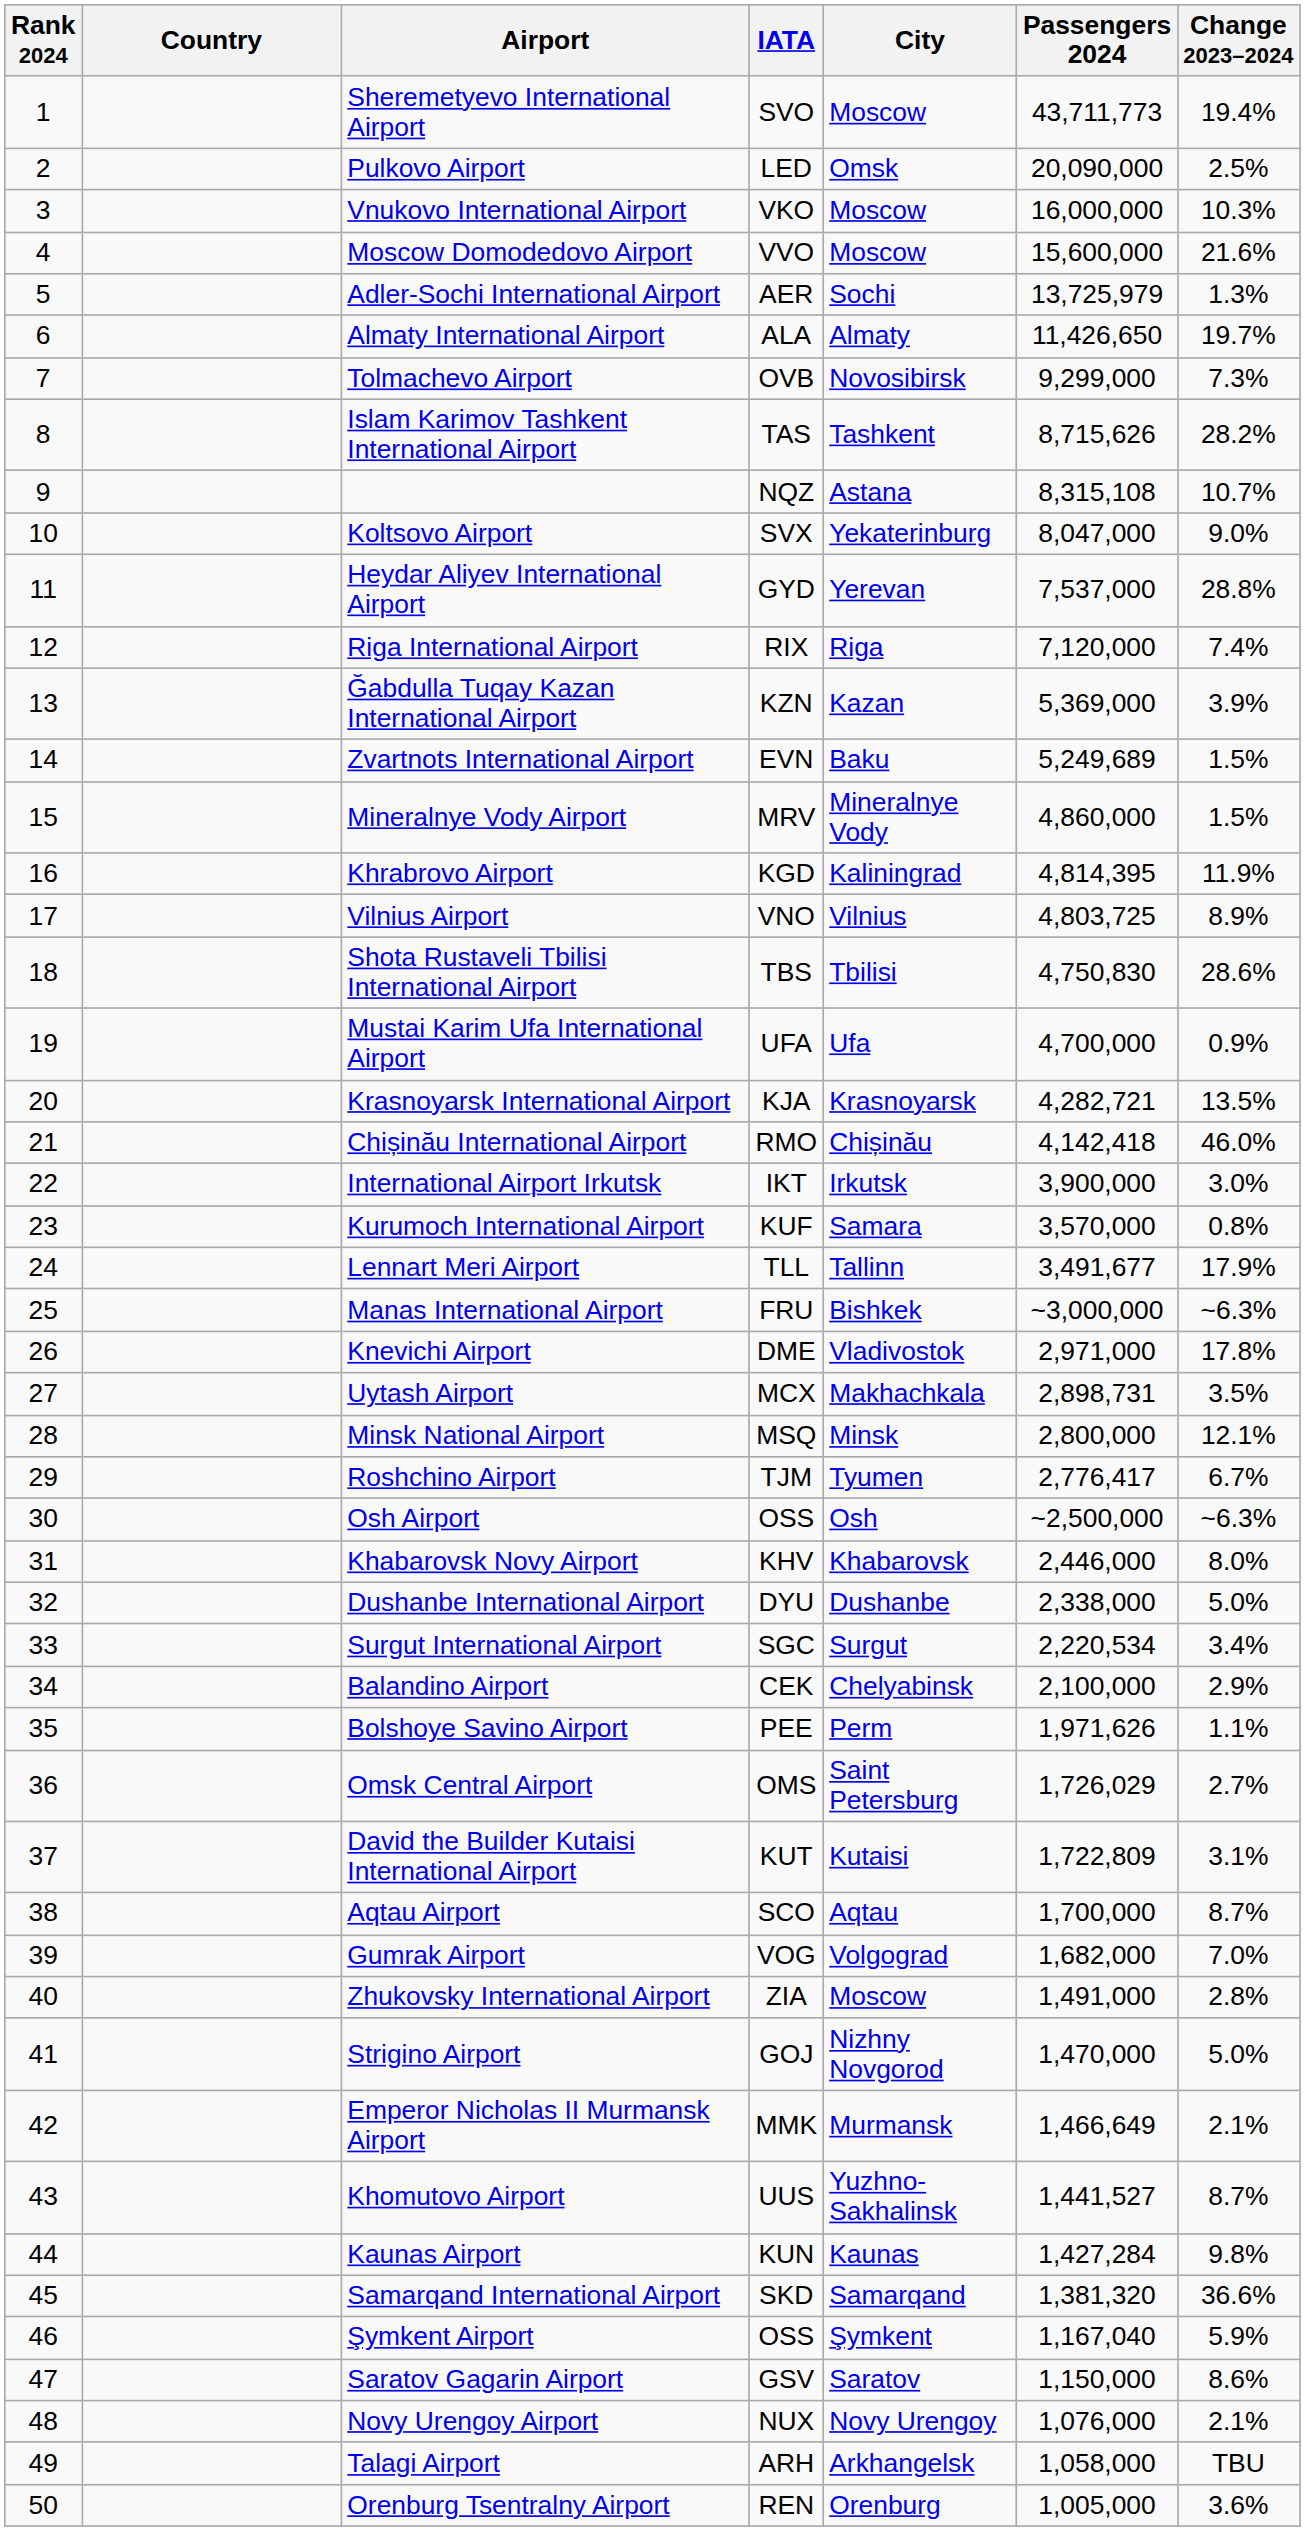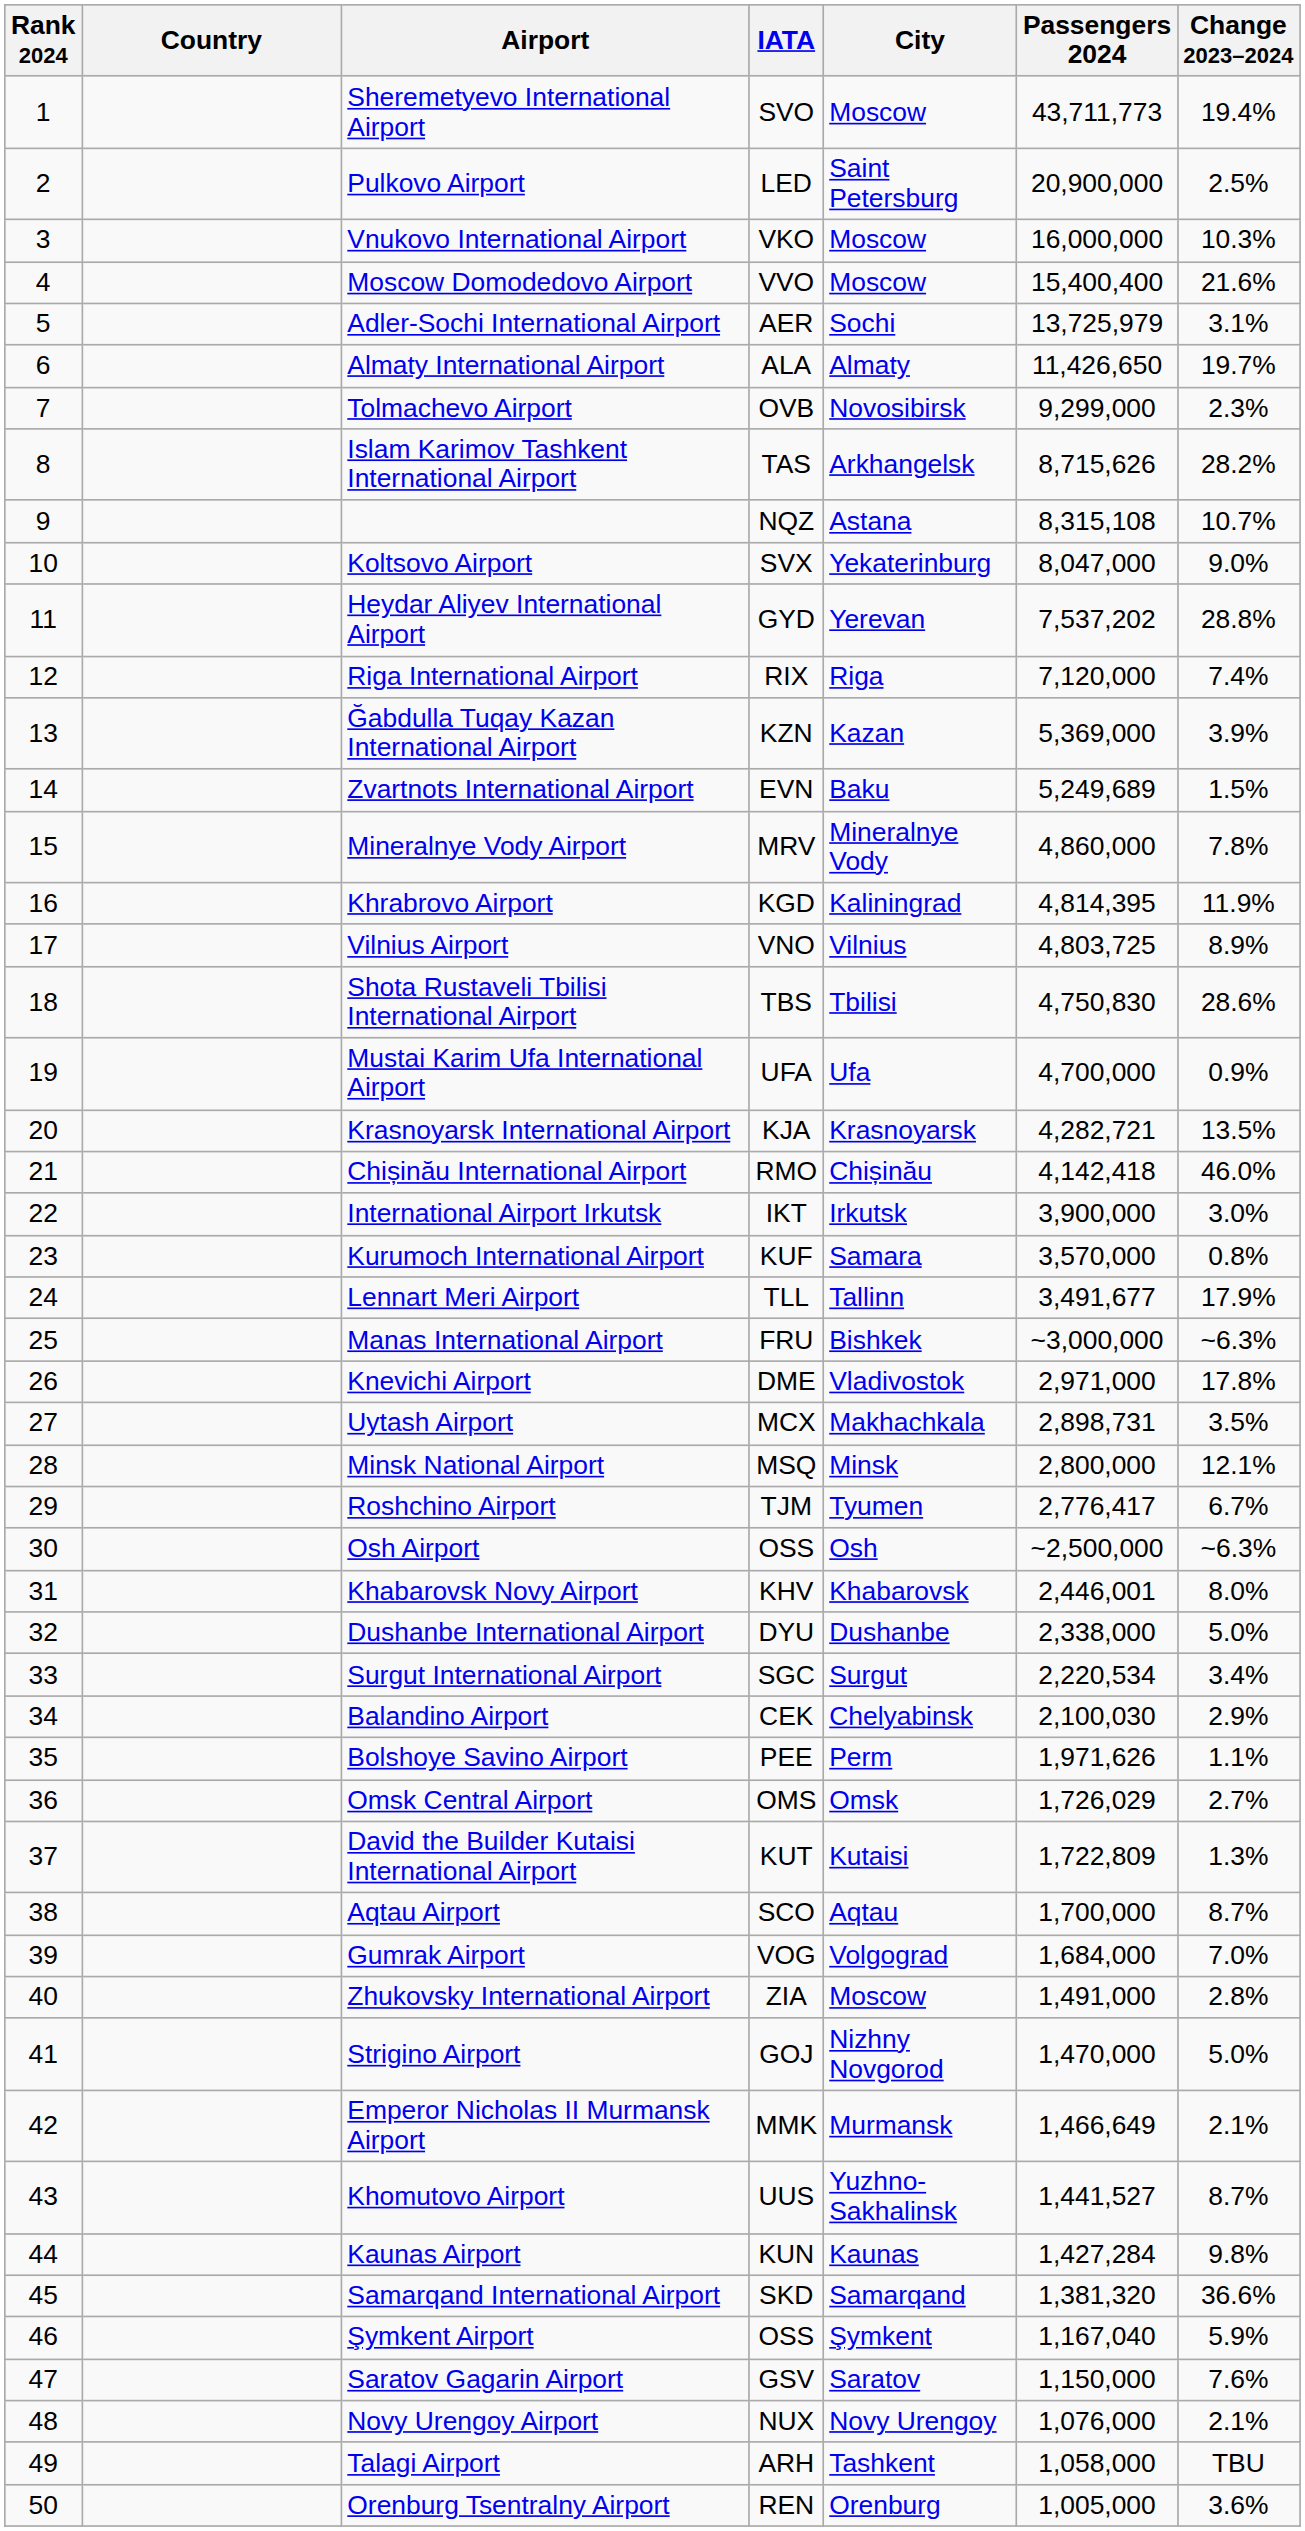(864, 168) Omsk -> (894, 183) Saint Petersburg
(1097, 168) 20,090,000 -> (1097, 183) 20,900,000
(1097, 252) 15,600,000 -> (1097, 282) 15,400,400
(1238, 294) 1.3% -> (1238, 323) 3.1%
(1238, 377) 7.3% -> (1238, 407) 2.3%
(882, 434) Tashkent -> (902, 464) Arkhangelsk
(1097, 589) 7,537,000 -> (1097, 619) 7,537,202
(1238, 816) 1.5% -> (1238, 846) 7.8%
(1097, 1560) 2,446,000 -> (1097, 1590) 2,446,001
(1097, 1686) 2,100,000 -> (1097, 1716) 2,100,030
(894, 1785) Saint Petersburg -> (864, 1800) Omsk
(1238, 1856) 3.1% -> (1238, 1856) 1.3%
(1097, 1955) 1,682,000 -> (1097, 1955) 1,684,000
(1238, 2379) 8.6% -> (1238, 2379) 7.6%
(902, 2463) Arkhangelsk -> (882, 2463) Tashkent
